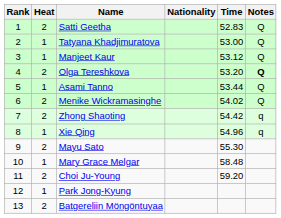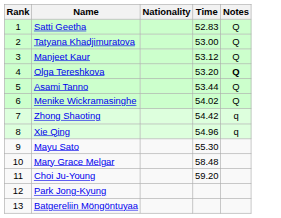- column: (44, 12)
